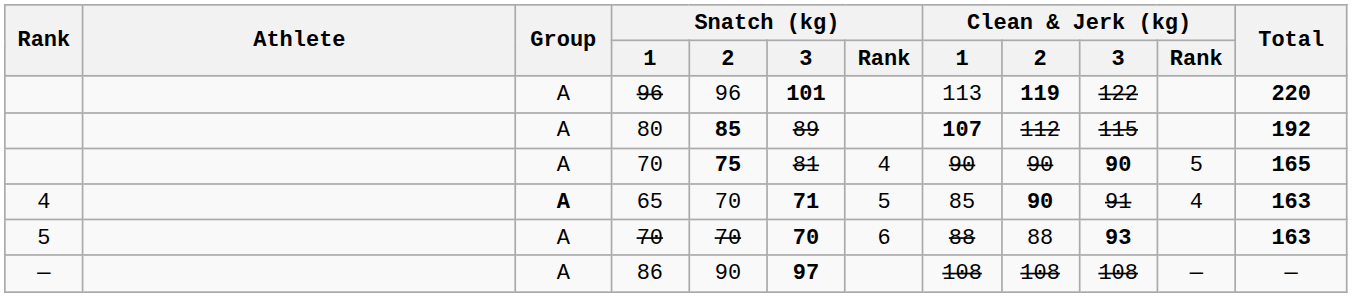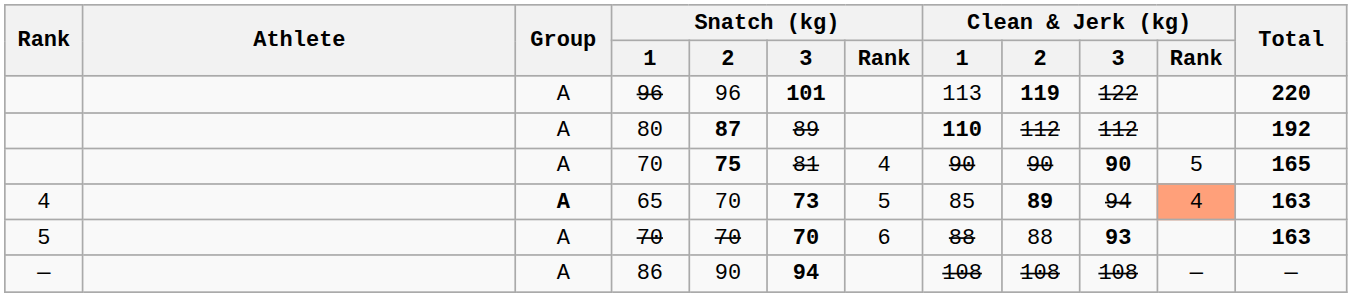(728, 130) 85 -> (728, 130) 87
(962, 130) 107 -> (962, 130) 110
(1118, 130) 115 -> (1118, 130) 112
(806, 202) 71 -> (806, 202) 73
(1040, 202) 90 -> (1040, 202) 89
(1118, 202) 91 -> (1118, 202) 94
(1196, 202) no background -> (1196, 202) lightsalmon background
(806, 273) 97 -> (806, 273) 94
